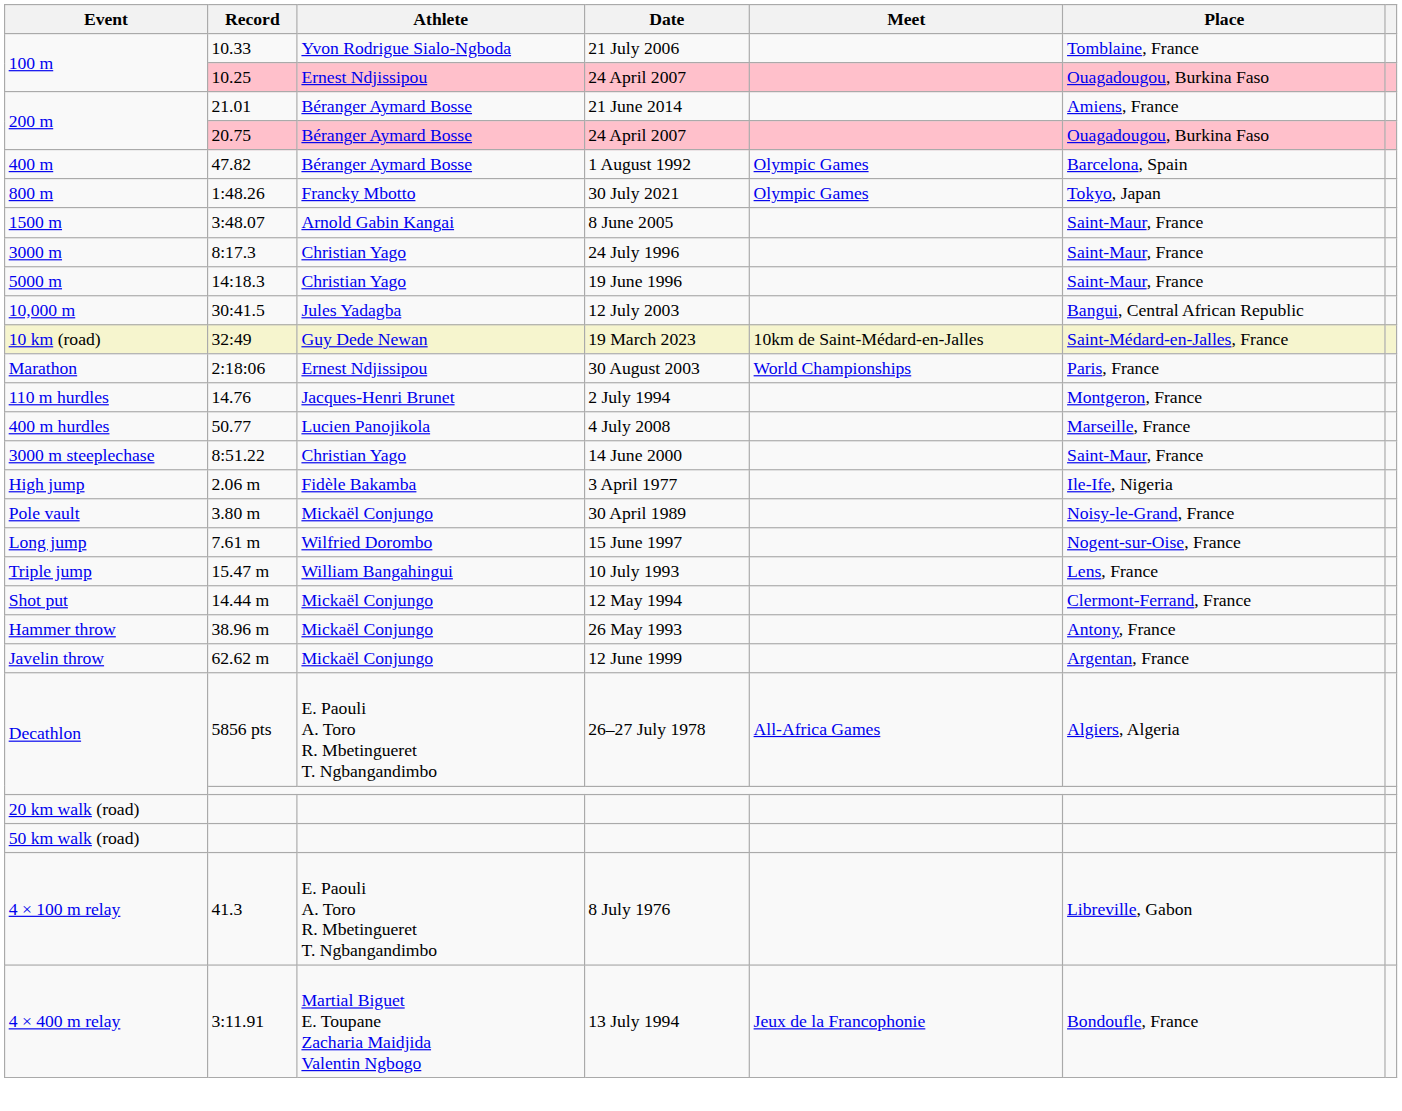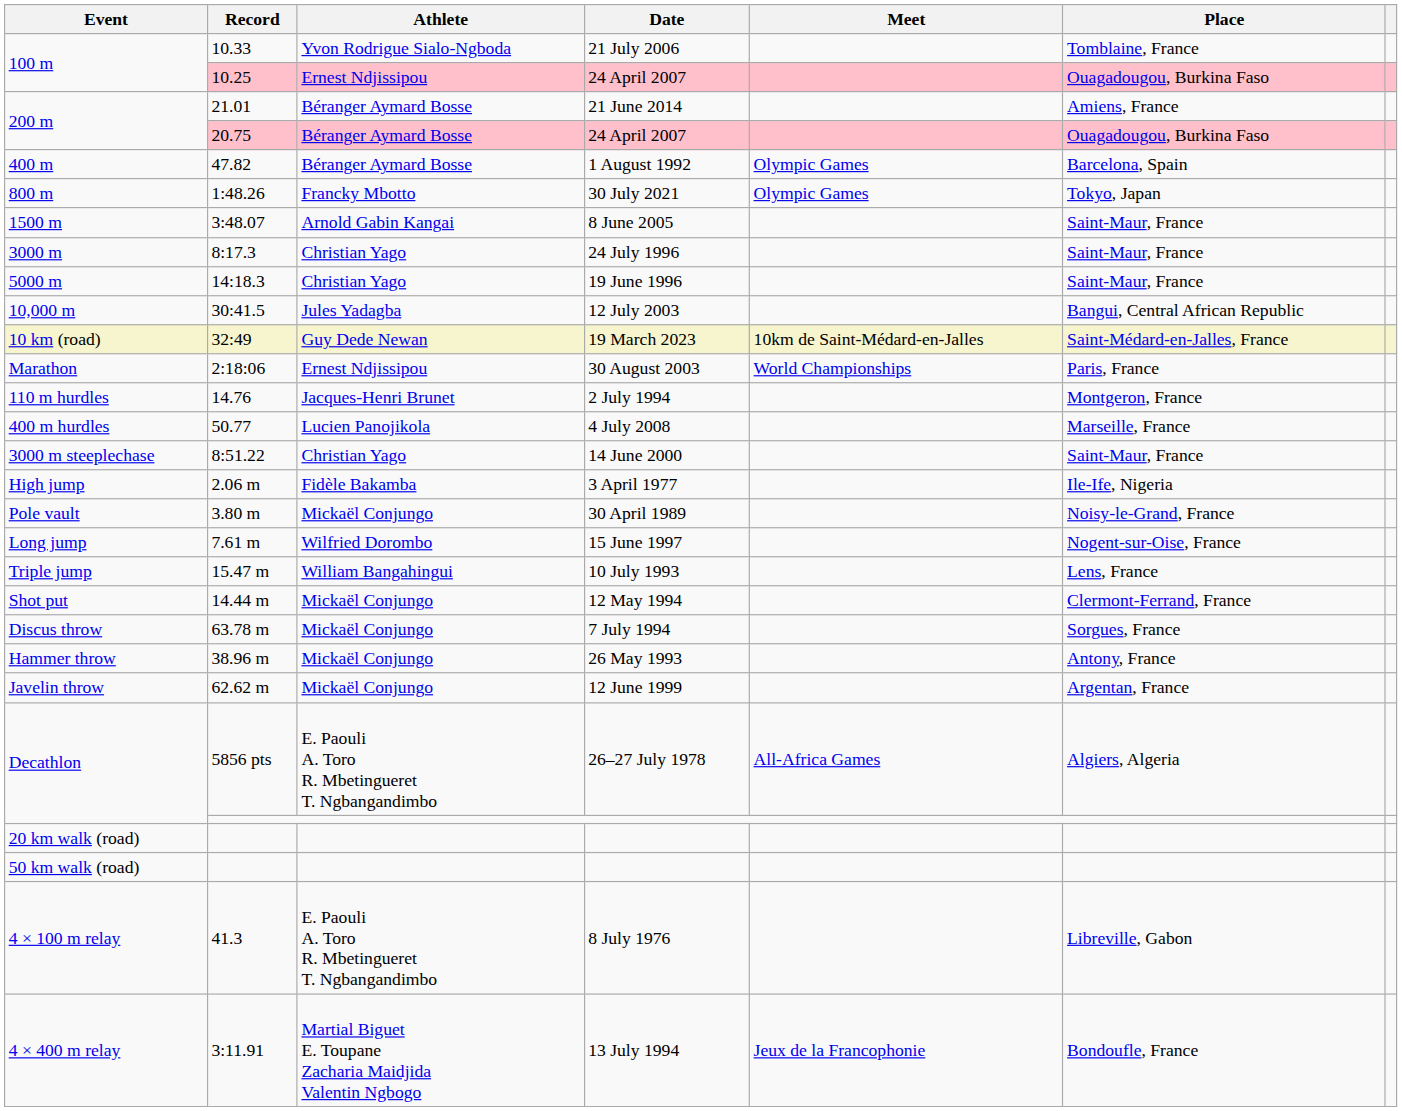+ row: (55, 629)
